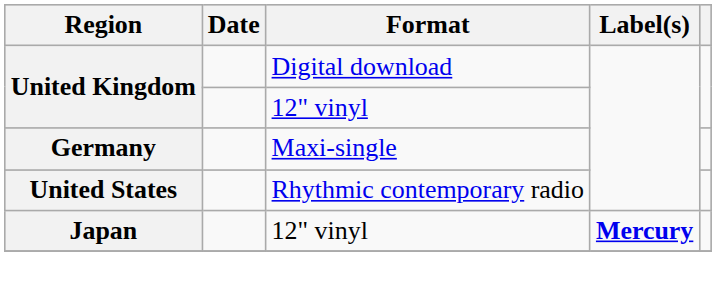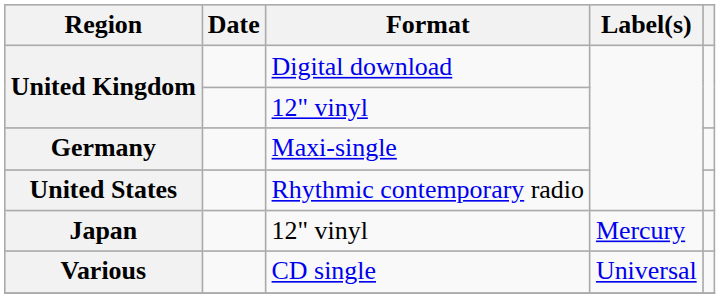(645, 230) bold -> (641, 230) normal
+ row: (103, 271)
